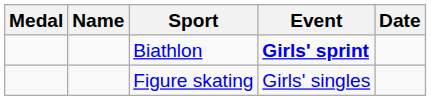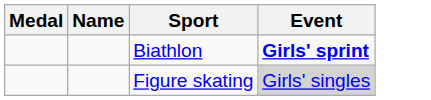- column: (400, 20)
(316, 81) no background -> (316, 81) lightgrey background
